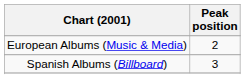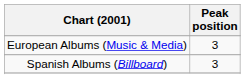(215, 45) 2 -> (215, 45) 3
